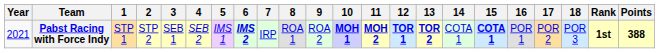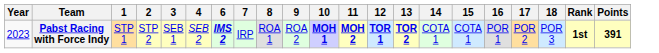- column: (223, 12)
(18, 34) 2021 -> (18, 34) 2023
(491, 34) bold -> (468, 34) normal
(636, 34) 388 -> (613, 34) 391
